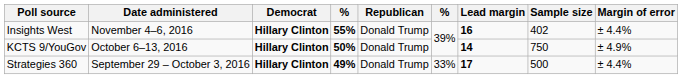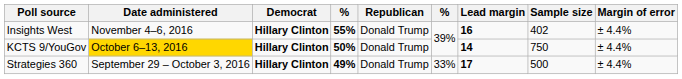(139, 47) no background -> (139, 47) gold background
(614, 47) ± 4.9% -> (614, 47) ± 4.4%
